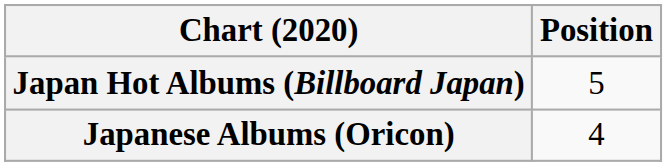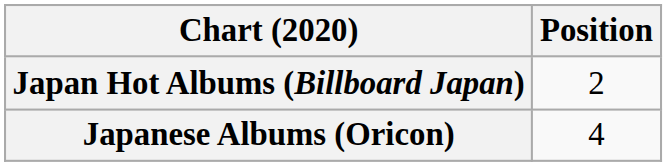(596, 82) 5 -> (596, 82) 2
